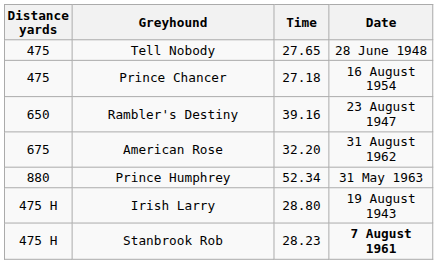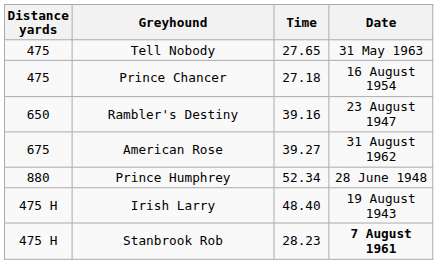(381, 50) 28 June 1948 -> (381, 50) 31 May 1963
(302, 149) 32.20 -> (302, 149) 39.27
(381, 177) 31 May 1963 -> (381, 177) 28 June 1948
(302, 206) 28.80 -> (302, 206) 48.40
